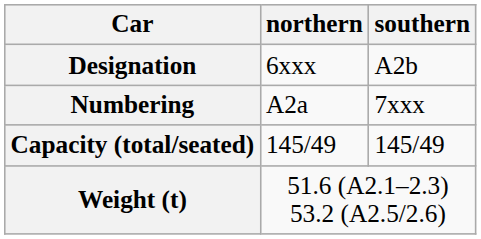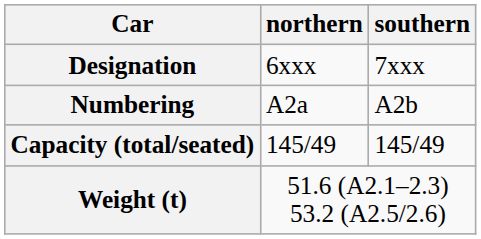(396, 64) A2b -> (400, 64) 7xxx
(400, 104) 7xxx -> (396, 104) A2b
